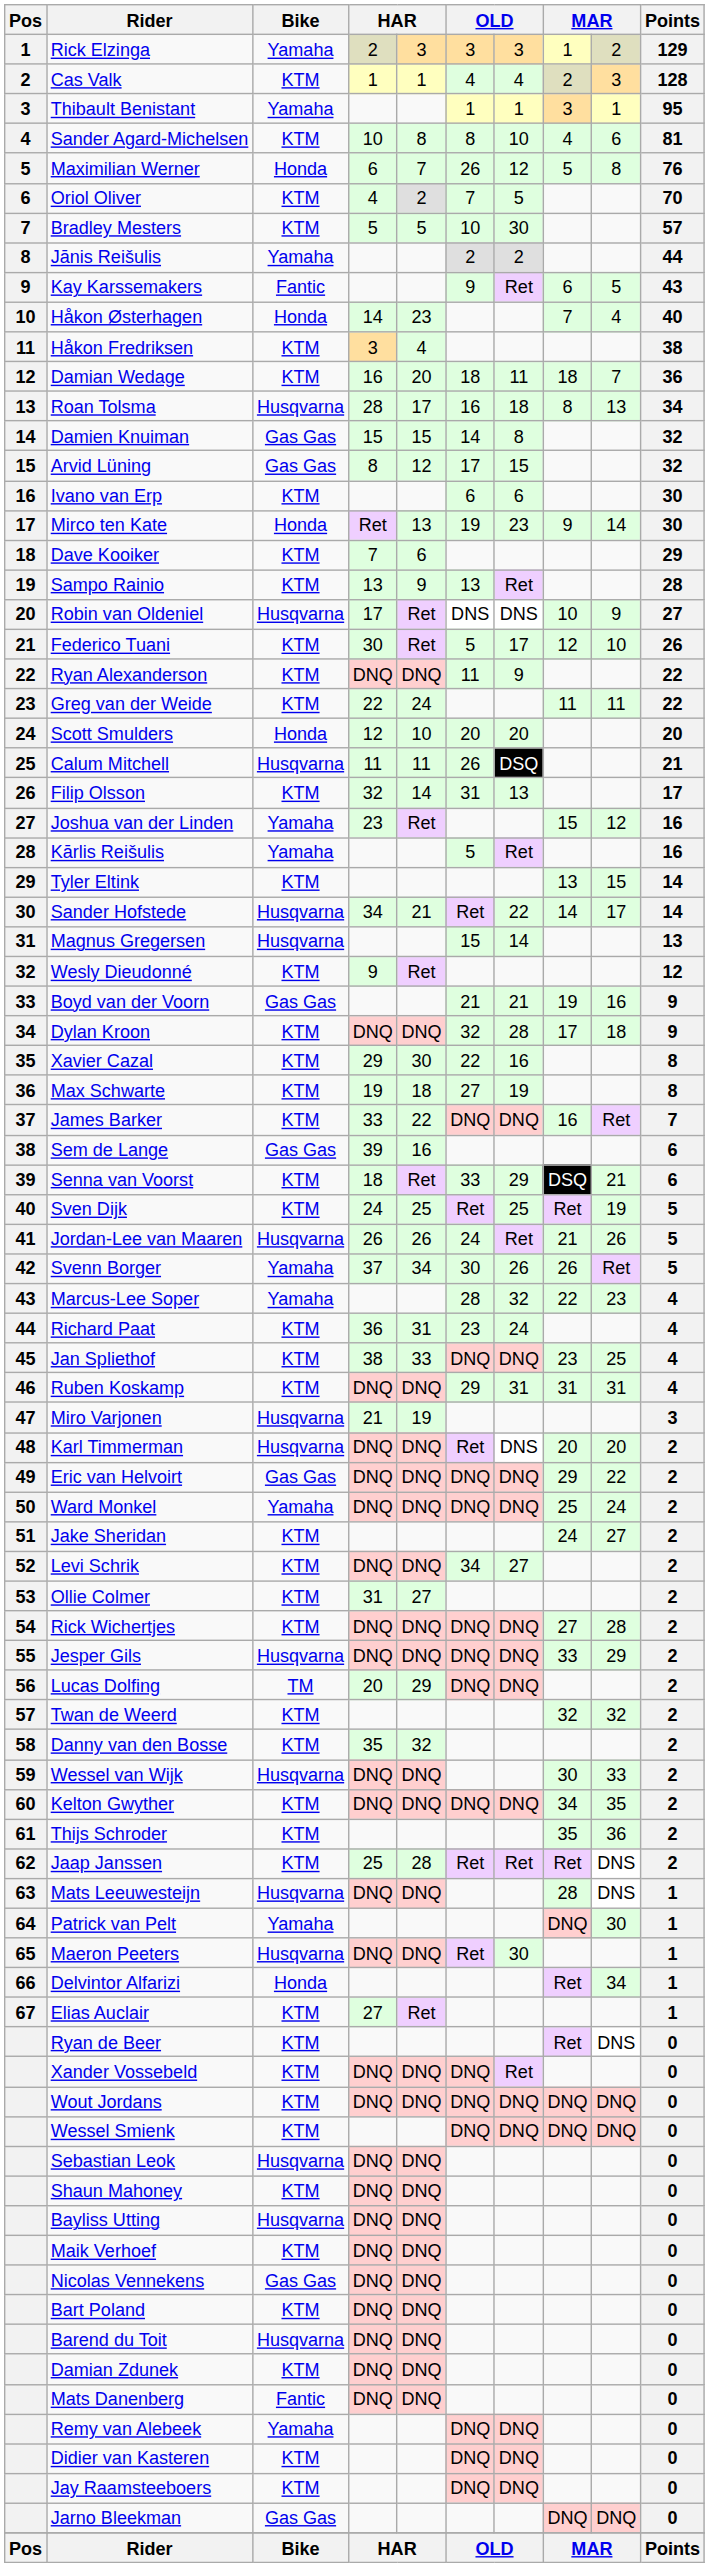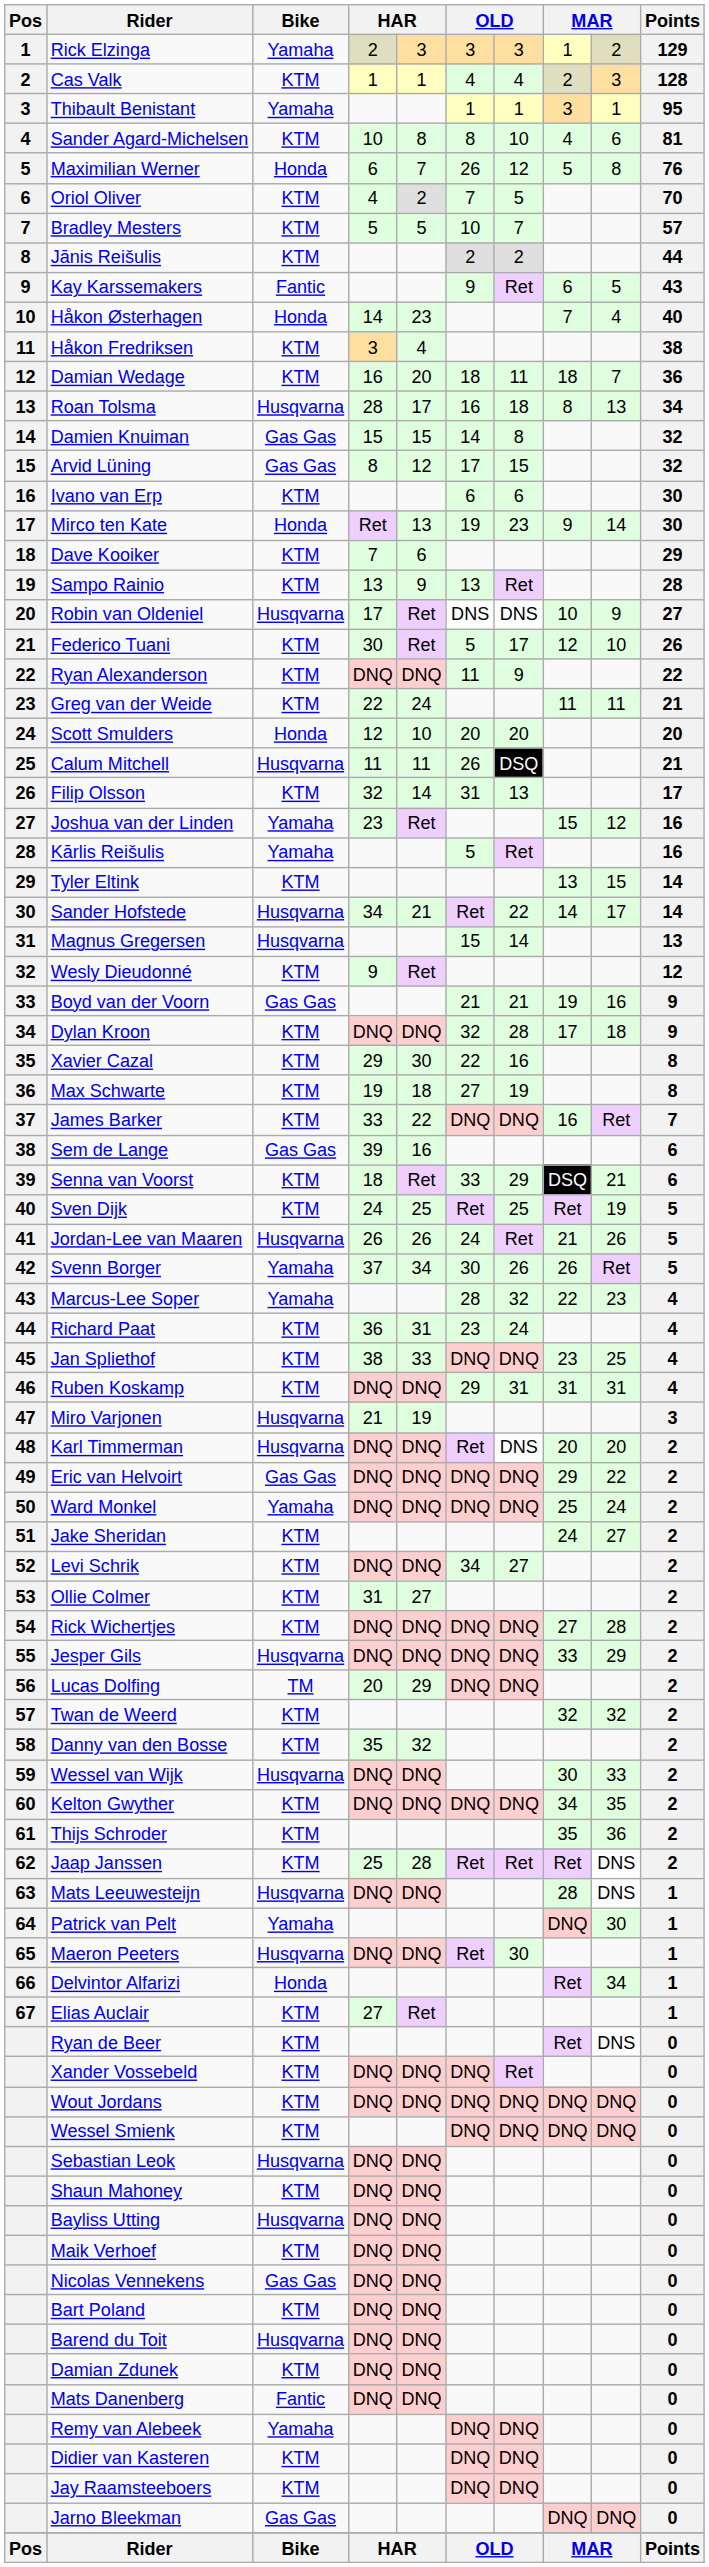(519, 228) 30 -> (519, 228) 7
(301, 257) Yamaha -> (301, 257) KTM
(672, 703) 22 -> (672, 703) 21
